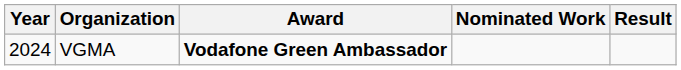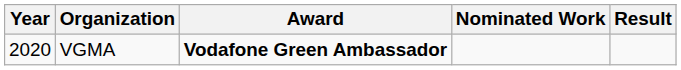(30, 49) 2024 -> (30, 49) 2020
